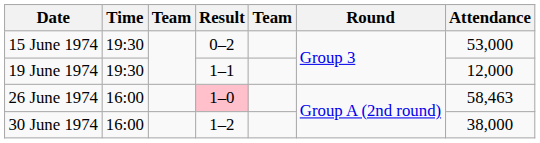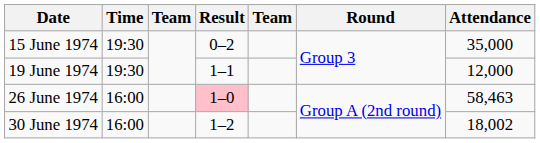(490, 44) 53,000 -> (490, 44) 35,000
(490, 124) 38,000 -> (490, 124) 18,002
